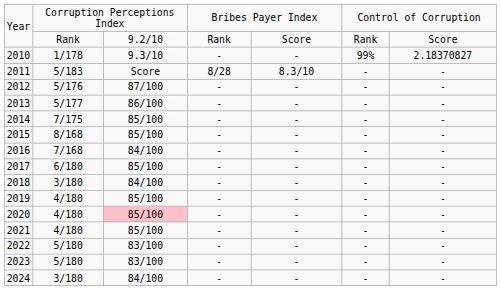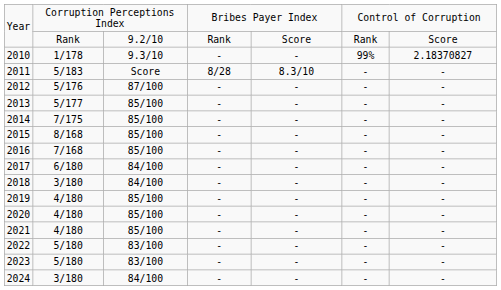(145, 103) 86/100 -> (145, 103) 85/100
(145, 151) 84/100 -> (145, 151) 85/100
(145, 167) 85/100 -> (145, 167) 84/100
(145, 214) pink background -> (145, 214) no background
